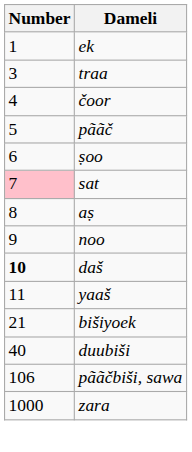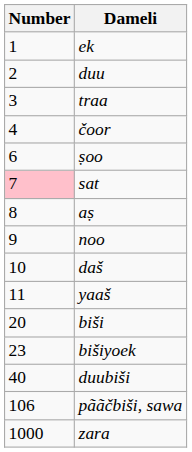+ row: (92, 73)
- row: (96, 128)
(17, 267) bold -> (17, 267) normal
+ row: (91, 322)
(17, 322) 21 -> (17, 350) 23
